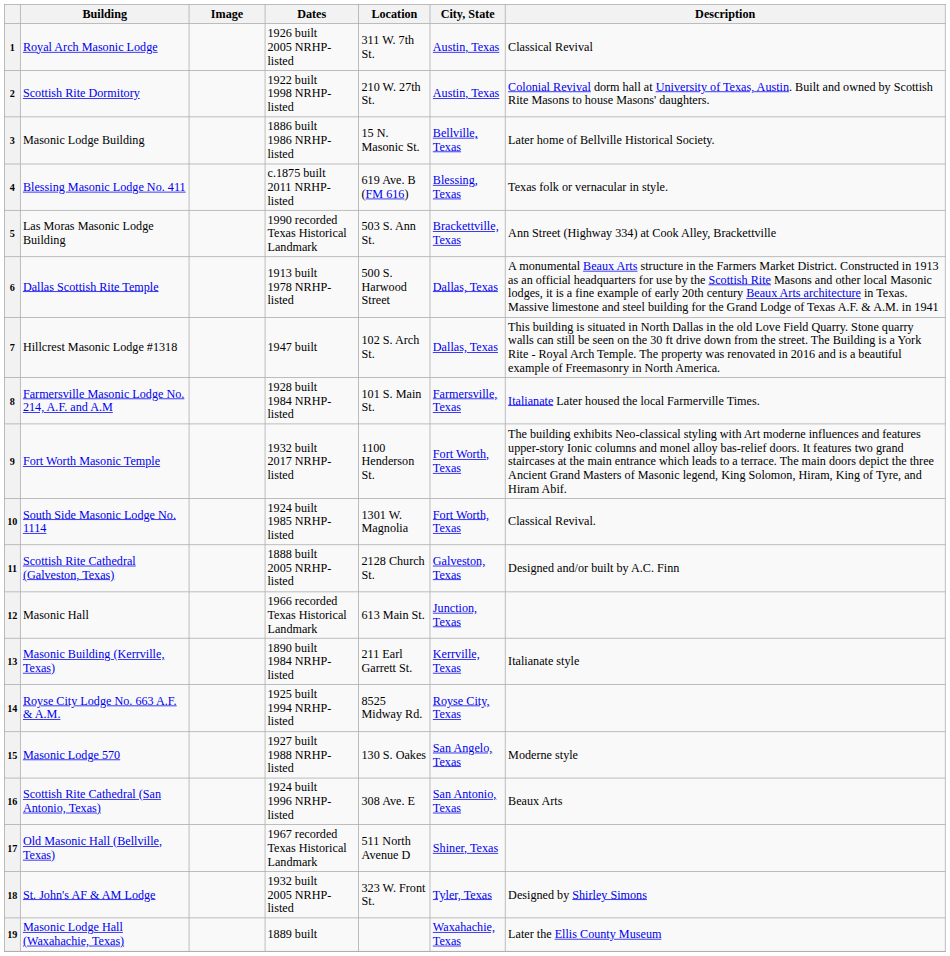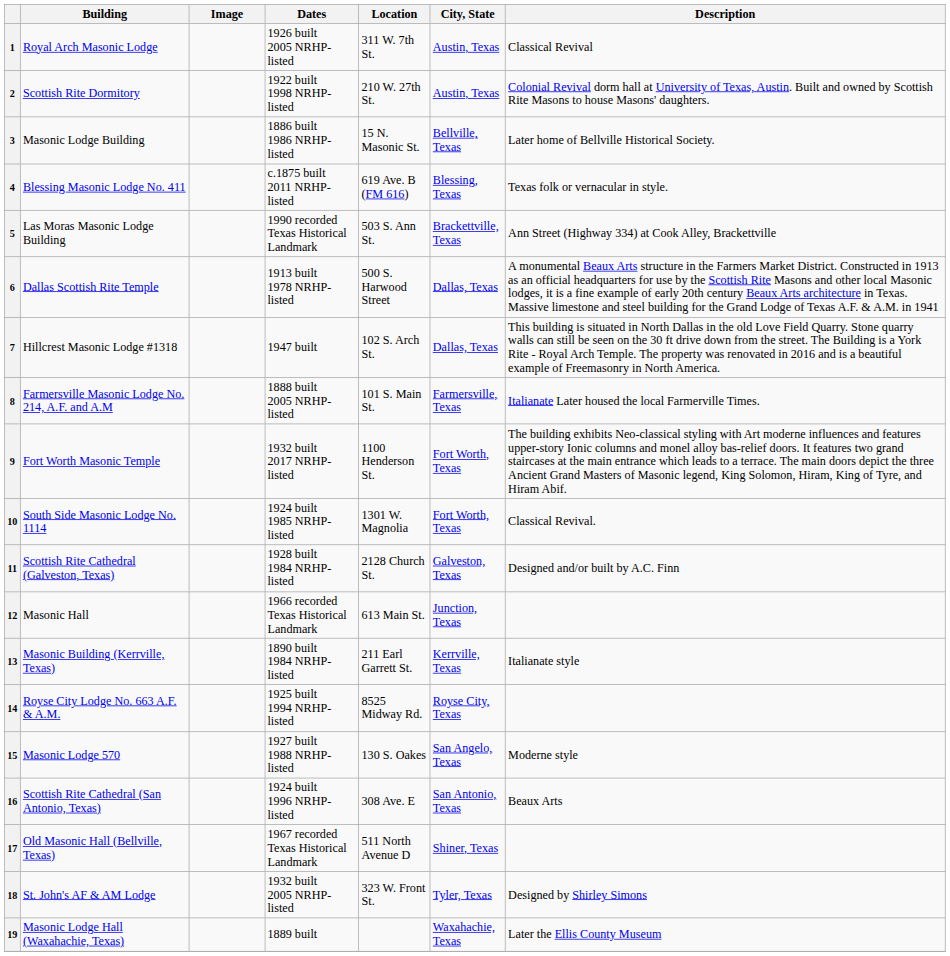(299, 400) 1928 built 1984 NRHP-listed -> (299, 400) 1888 built 2005 NRHP-listed
(299, 568) 1888 built 2005 NRHP-listed -> (299, 568) 1928 built 1984 NRHP-listed
